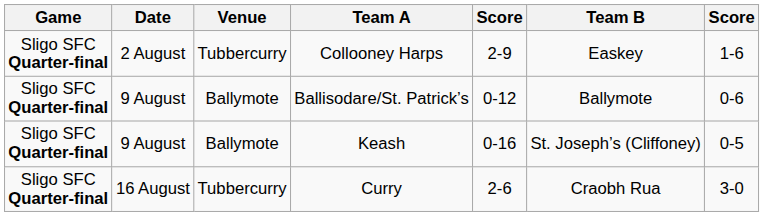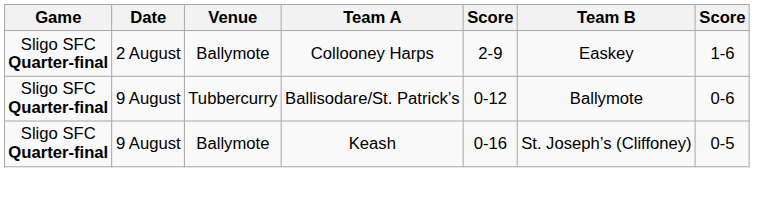(242, 53) Tubbercurry -> (233, 53) Ballymote
(242, 98) Ballymote -> (233, 98) Tubbercurry
- row: (382, 188)
